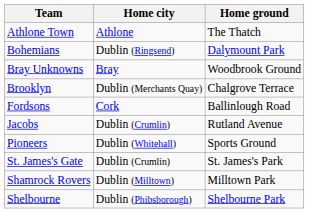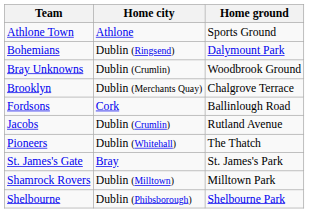(234, 32) The Thatch -> (242, 32) Sports Ground
(107, 69) Bray -> (133, 69) Dublin (Crumlin)
(242, 143) Sports Ground -> (234, 143) The Thatch
(133, 161) Dublin (Crumlin) -> (107, 161) Bray
